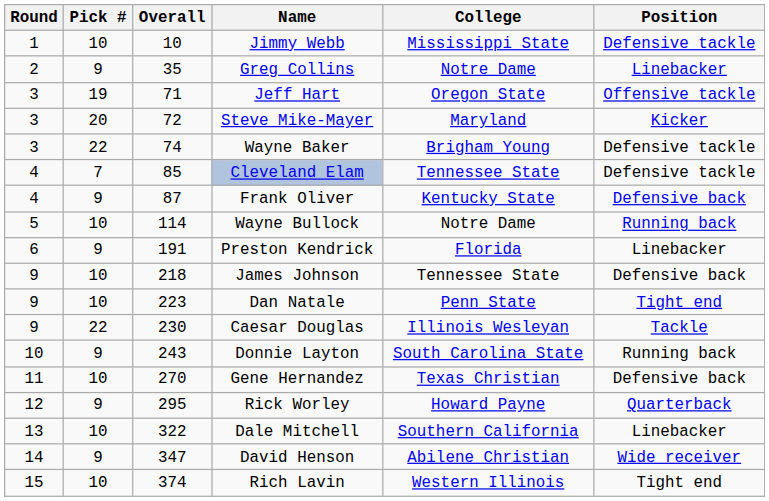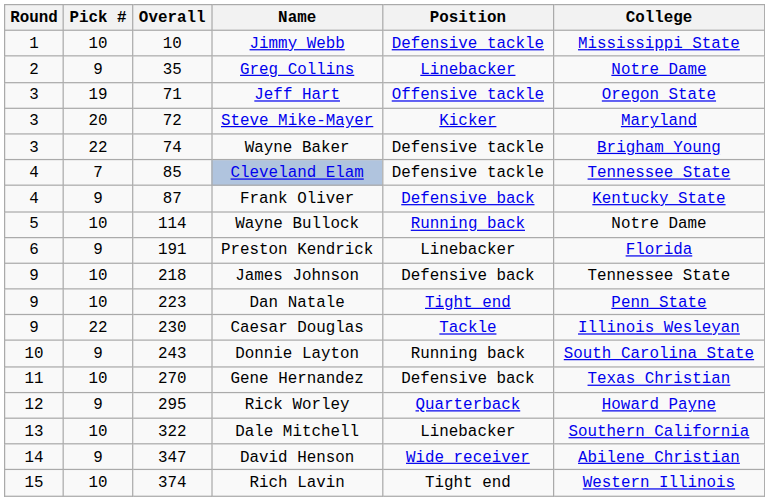columns swapped: (679, 18) <-> (488, 18)
